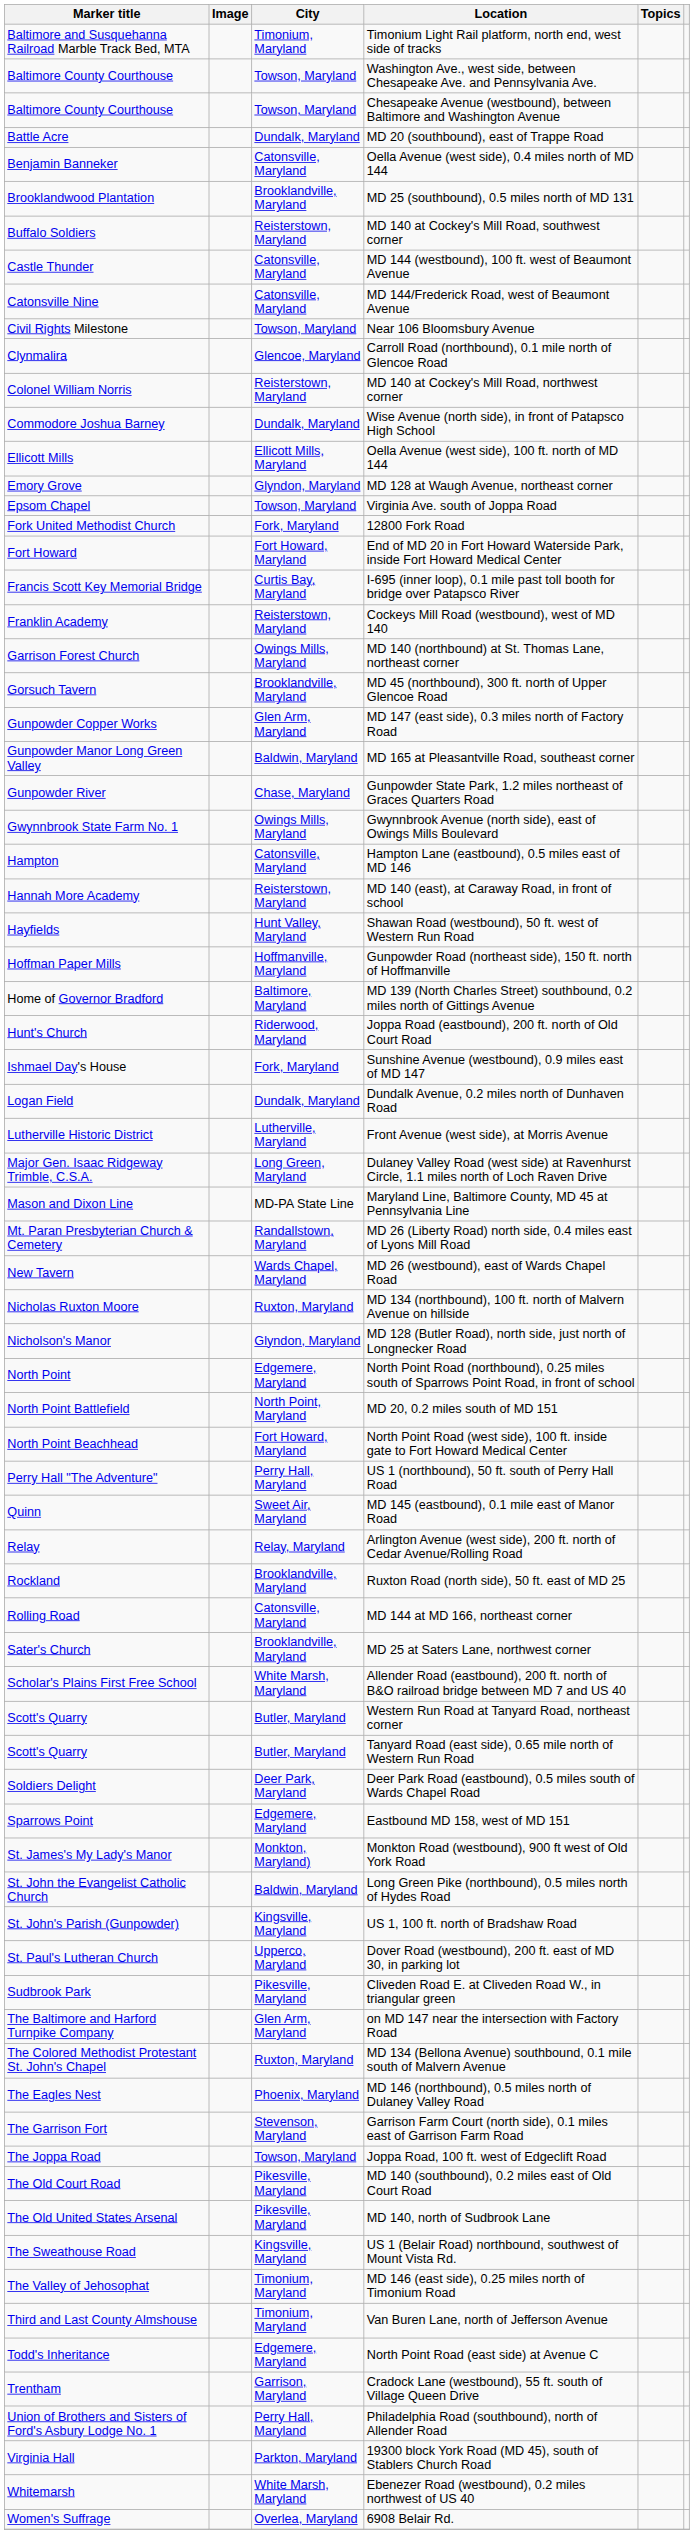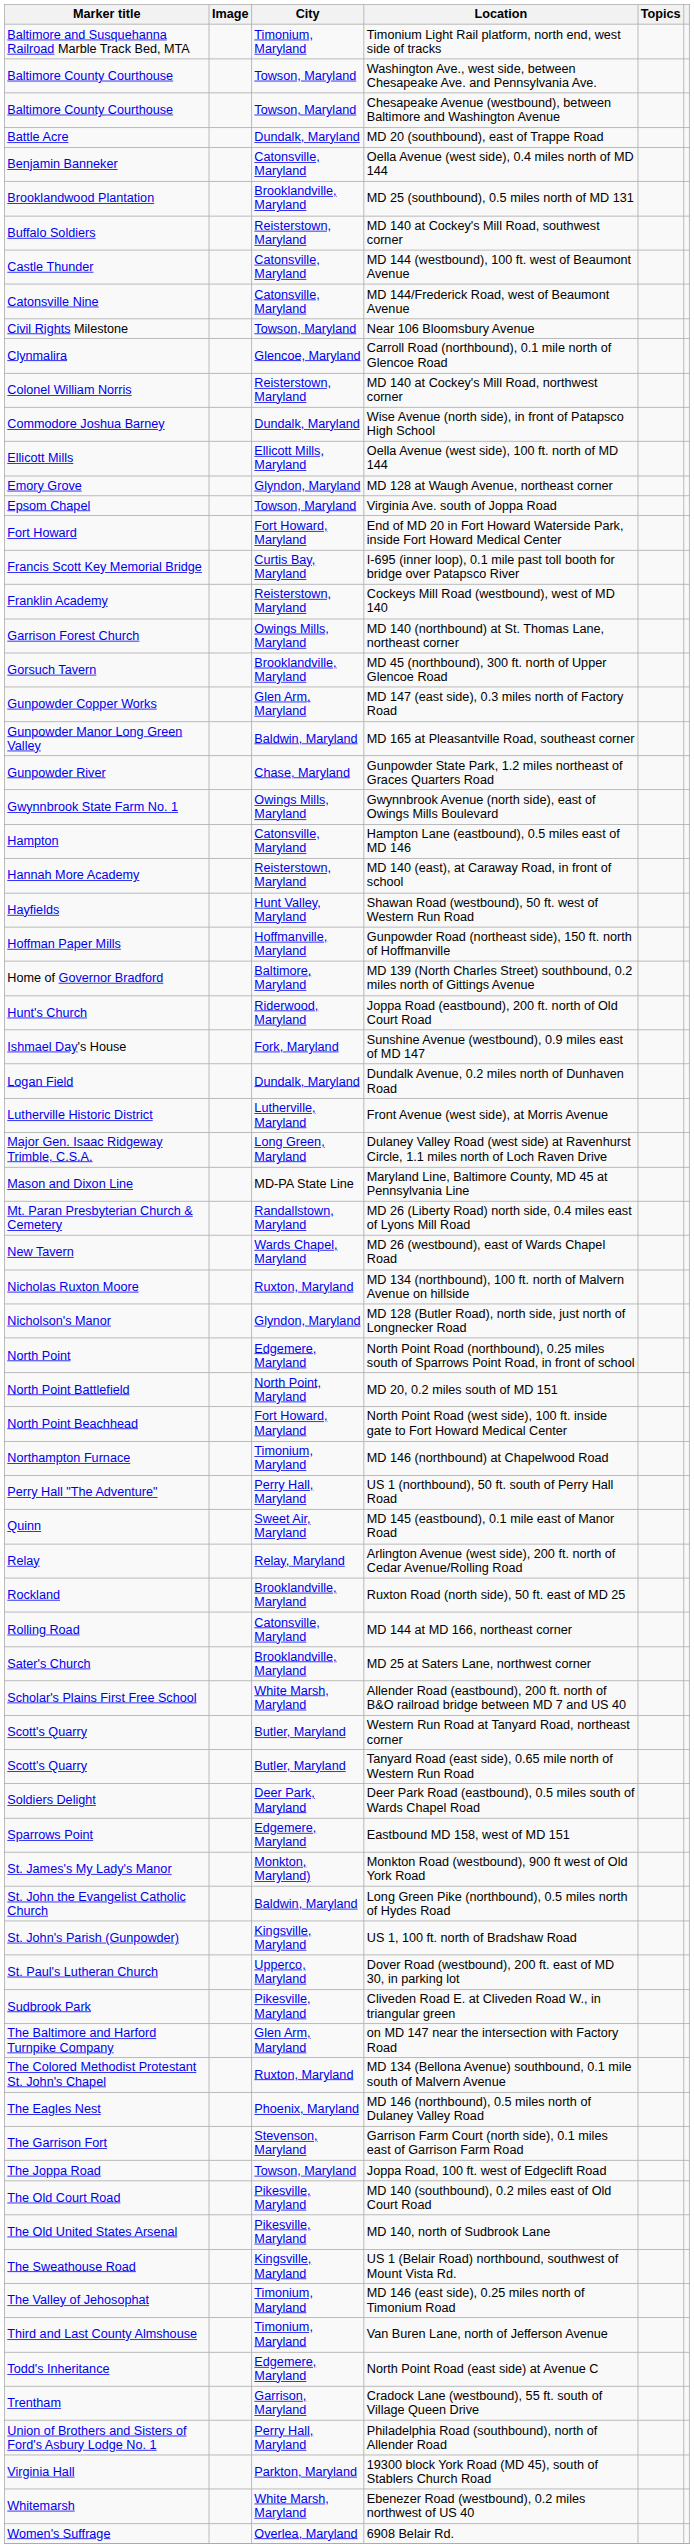- row: (416, 525)
+ row: (488, 1458)
